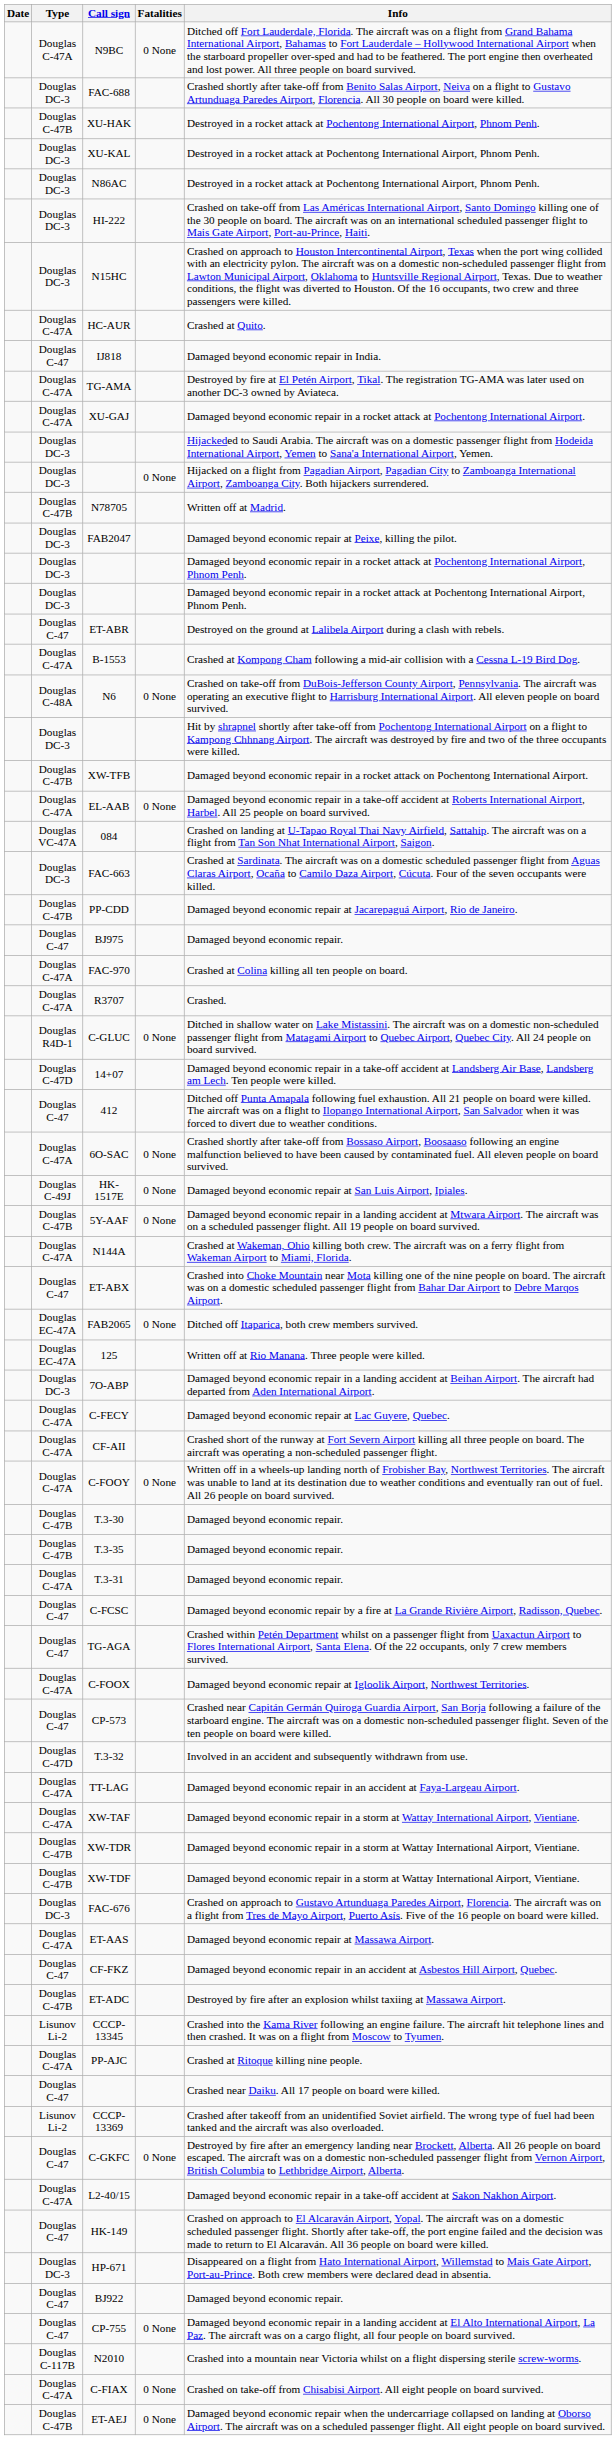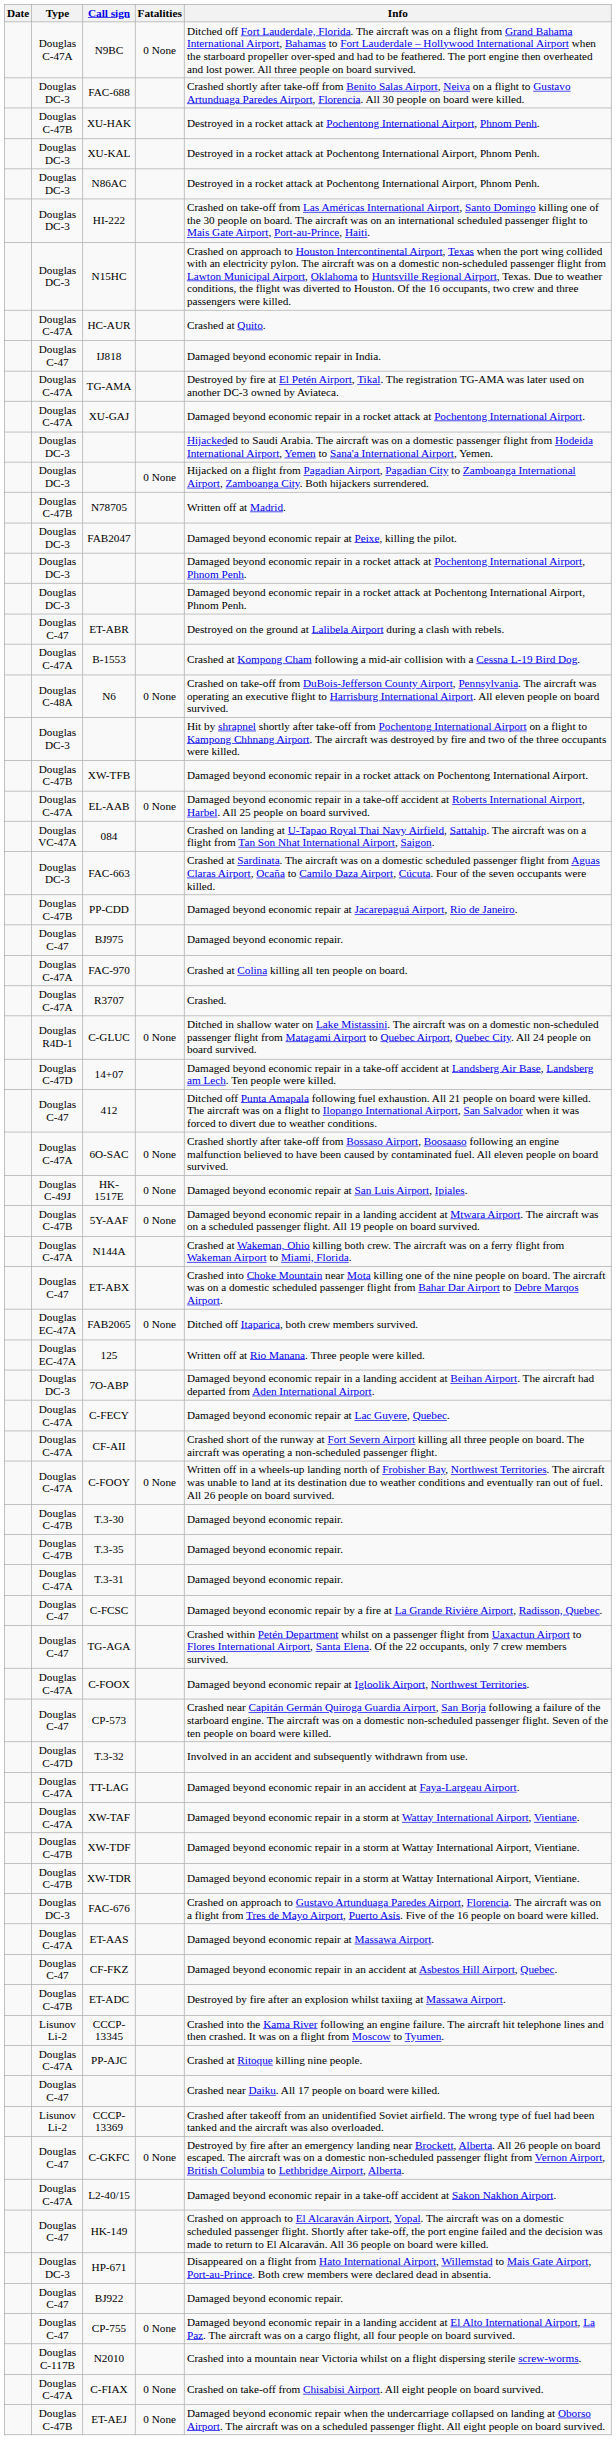rows swapped: (57, 1878) <-> (57, 1848)
